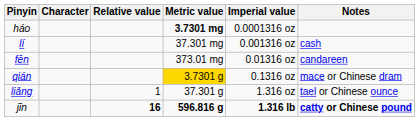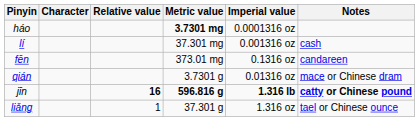(270, 60) 0.01316 oz -> (273, 60) 0.1316 oz
(204, 76) gold background -> (204, 76) no background
(273, 76) 0.1316 oz -> (270, 76) 0.01316 oz
rows swapped: (22, 92) <-> (22, 108)
